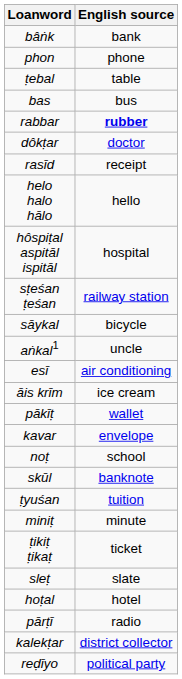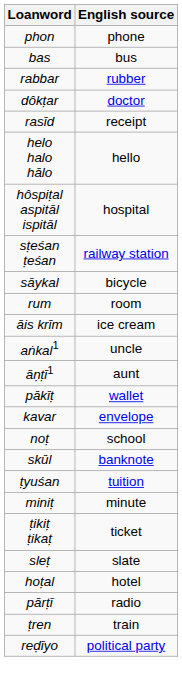- row: (40, 36)
- row: (40, 79)
(126, 121) bold -> (126, 79) normal
+ row: (40, 303)
rows swapped: (40, 392) <-> (40, 348)
- row: (40, 371)
+ row: (40, 373)
+ row: (40, 624)
- row: (40, 642)
